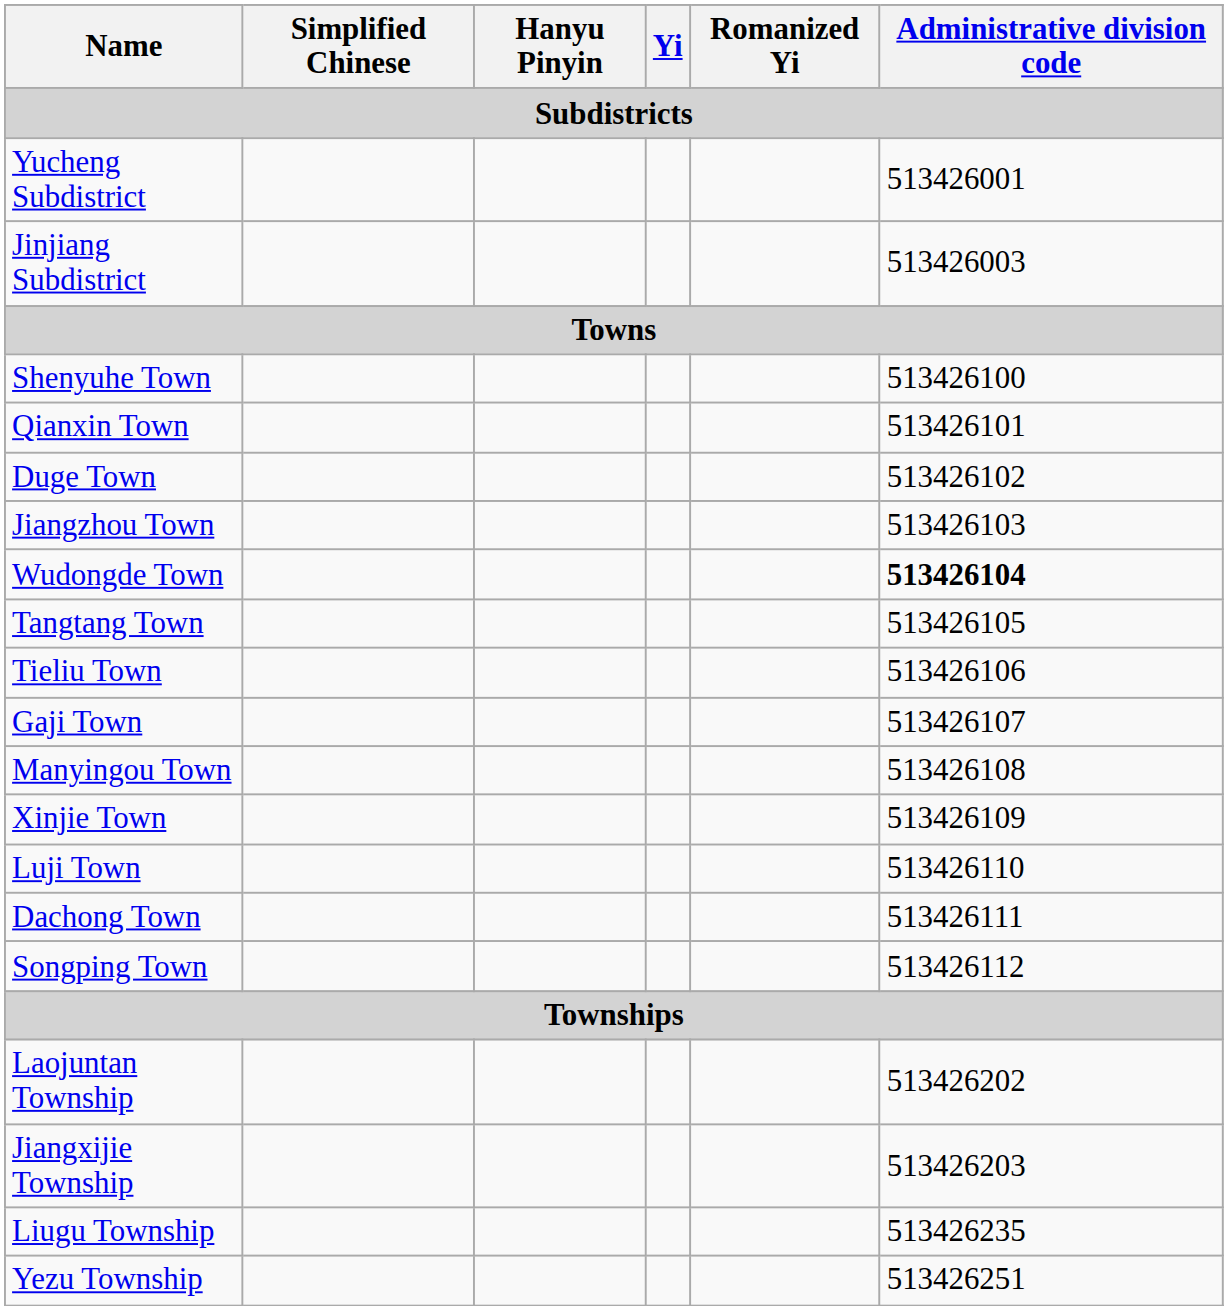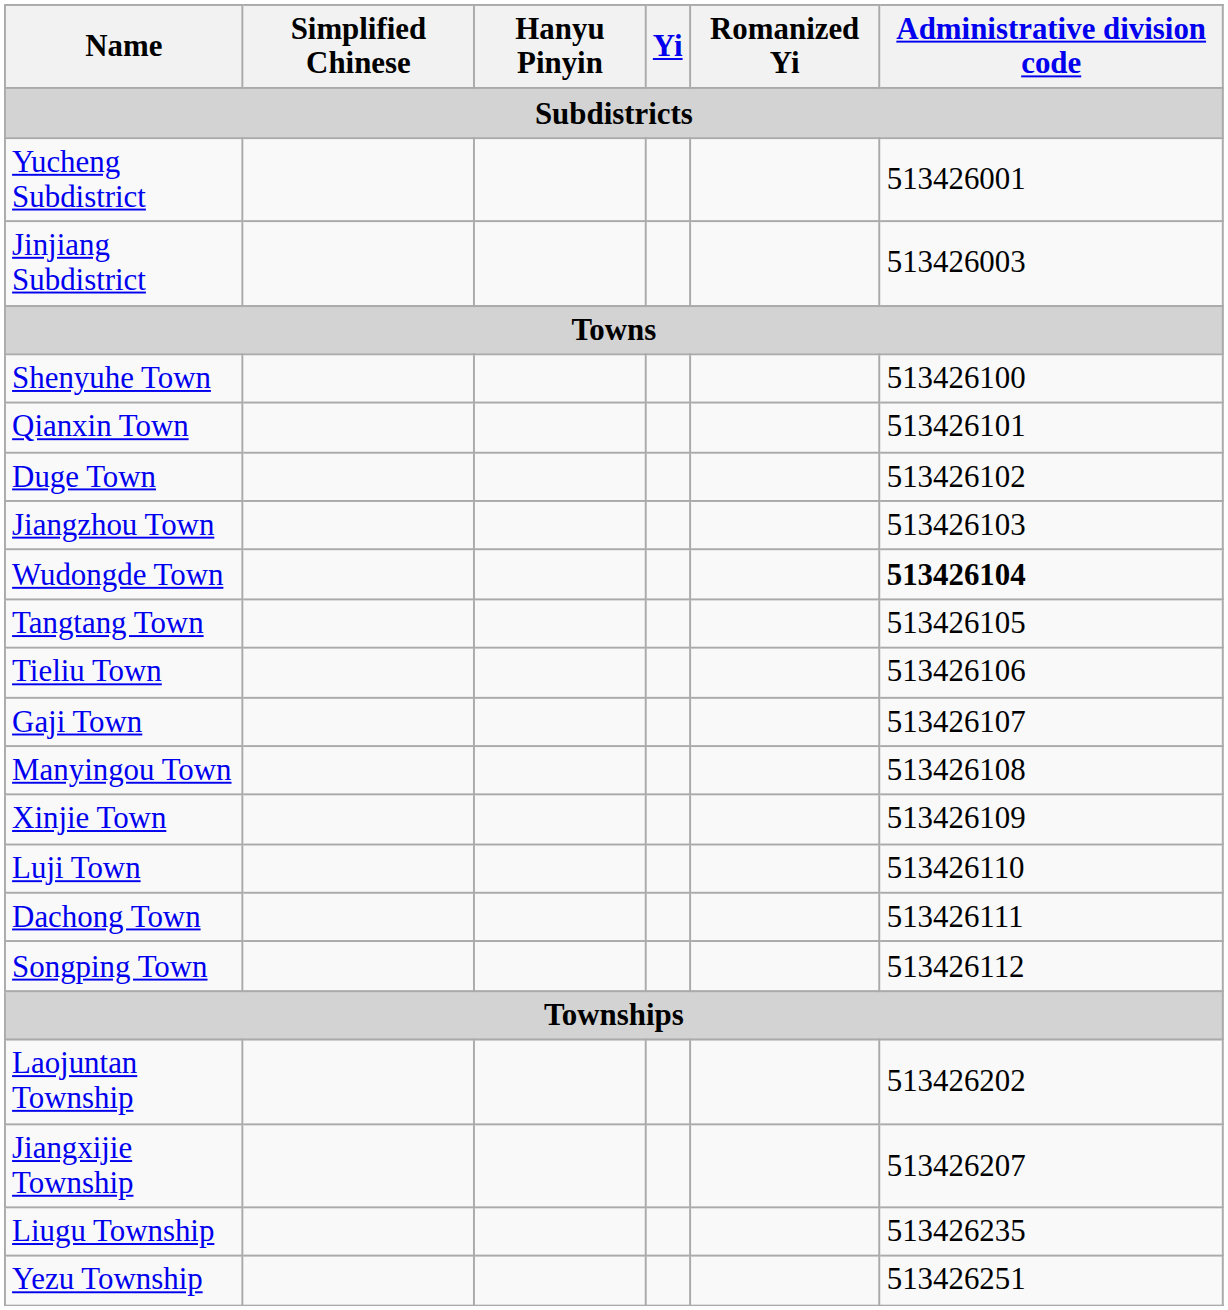(956, 1164) 513426203 -> (956, 1164) 513426207
